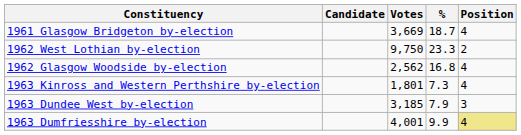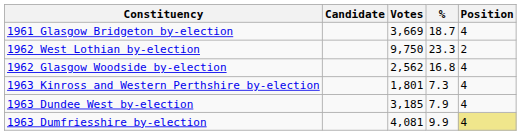(464, 103) 3 -> (464, 103) 4
(407, 121) 4,001 -> (407, 121) 4,081
